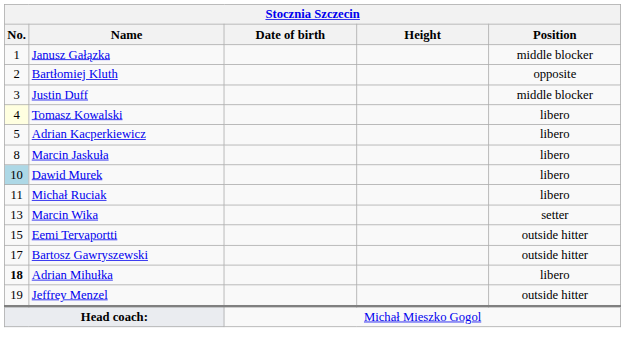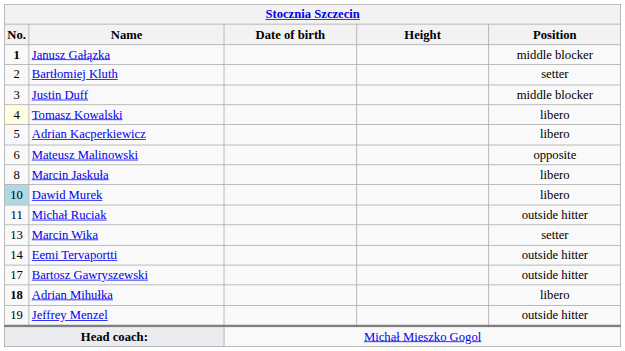(17, 54) normal -> (17, 54) bold
(555, 74) opposite -> (555, 74) setter
+ row: (85, 154)
(555, 194) libero -> (555, 214) outside hitter
(17, 235) 15 -> (17, 255) 14
